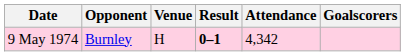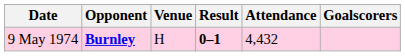(108, 39) normal -> (110, 39) bold
(262, 39) 4,342 -> (262, 39) 4,432
